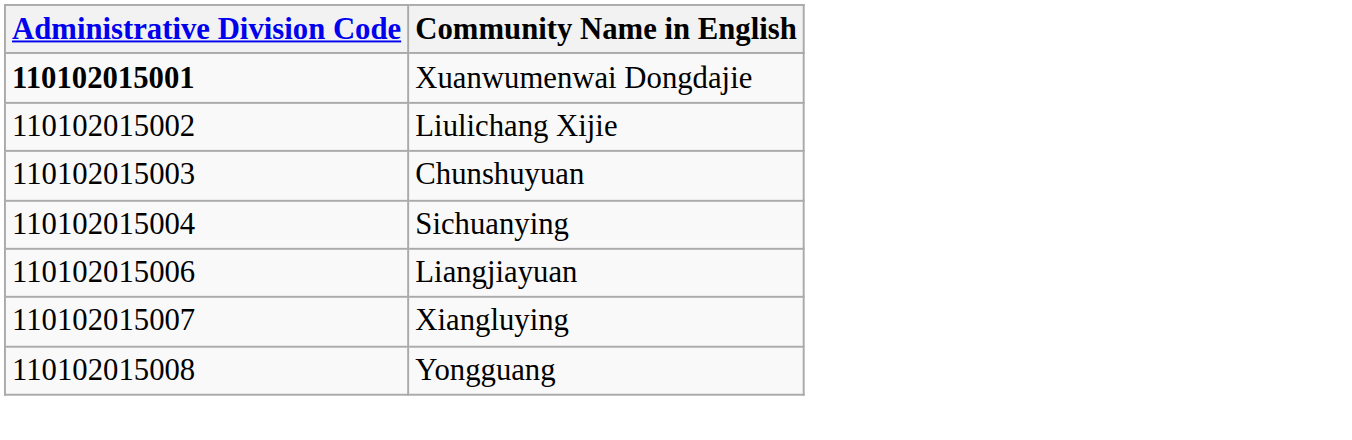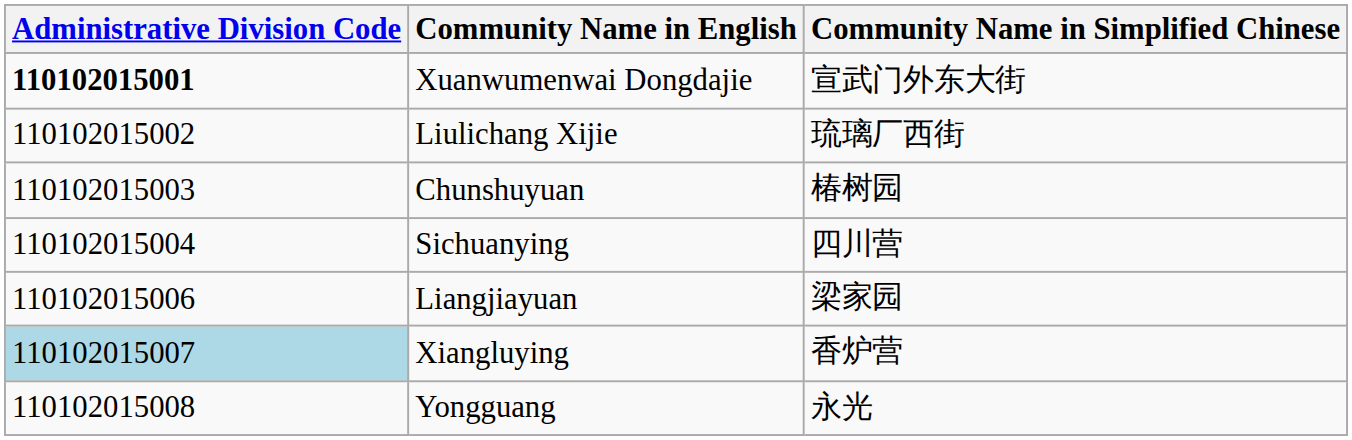+ column: (1076, 28)
(104, 321) no background -> (104, 352) lightblue background
